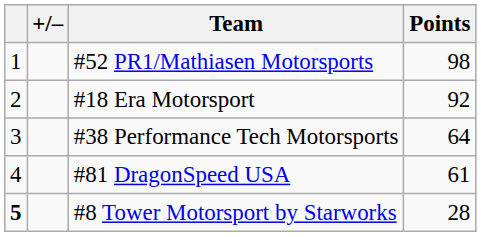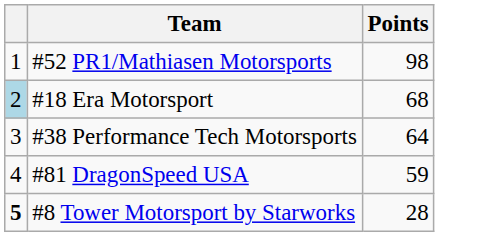- column: (48, 23)
(16, 99) no background -> (16, 99) lightblue background
(459, 99) 92 -> (417, 99) 68
(459, 174) 61 -> (417, 174) 59
